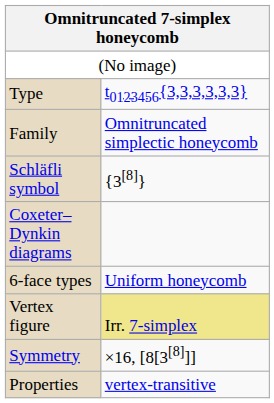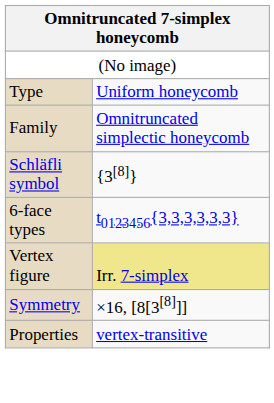(176, 94) t0123456{3,3,3,3,3,3} -> (167, 91) Uniform honeycomb
- row: (40, 234)
(176, 280) Uniform honeycomb -> (167, 220) t0123456{3,3,3,3,3,3}
